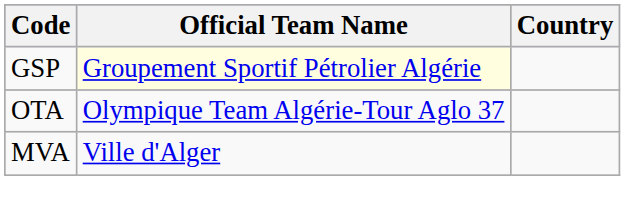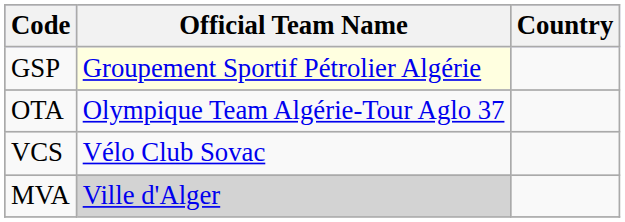+ row: (37, 152)
(151, 152) no background -> (151, 195) lightgrey background
